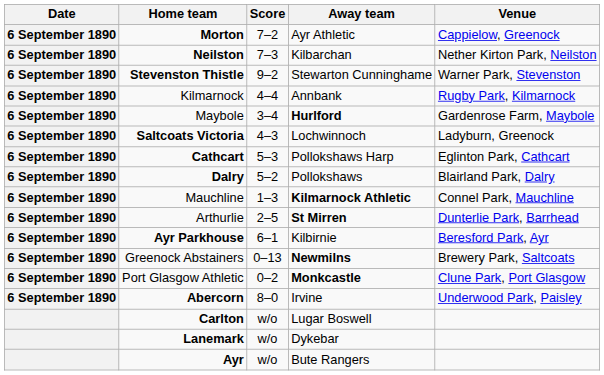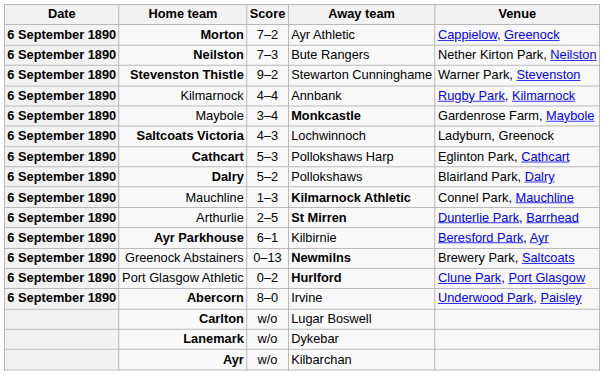(321, 55) Kilbarchan -> (330, 55) Bute Rangers
(316, 116) Hurlford -> (326, 116) Monkcastle
(326, 278) Monkcastle -> (316, 278) Hurlford
(330, 359) Bute Rangers -> (321, 359) Kilbarchan
